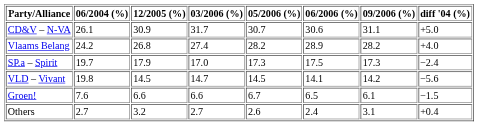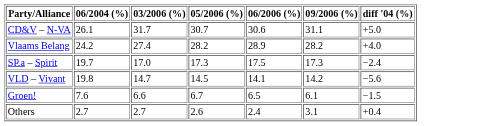- column: (159, 13)
